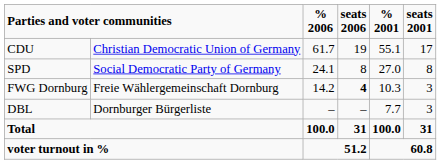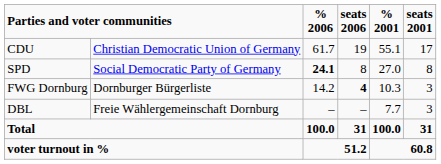(324, 68) normal -> (324, 68) bold
(186, 88) Freie Wählergemeinschaft Dornburg -> (152, 88) Dornburger Bürgerliste
(152, 108) Dornburger Bürgerliste -> (186, 108) Freie Wählergemeinschaft Dornburg
